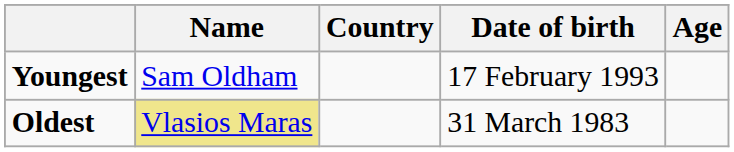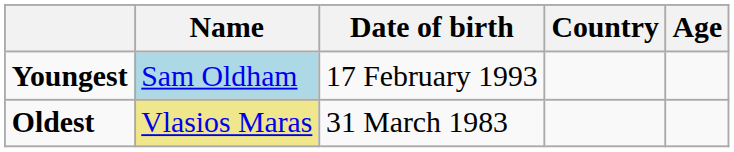columns swapped: (380, 28) <-> (553, 28)
(219, 75) no background -> (219, 75) lightblue background
